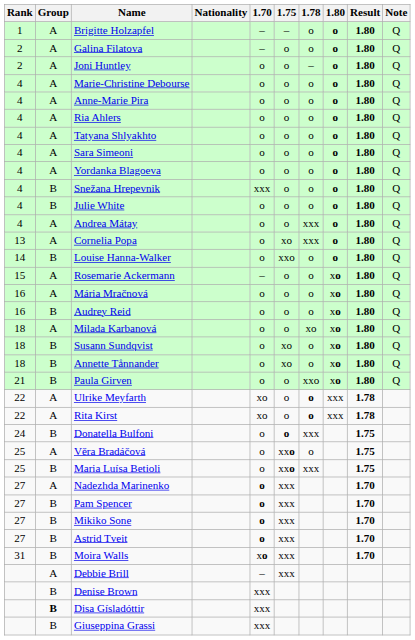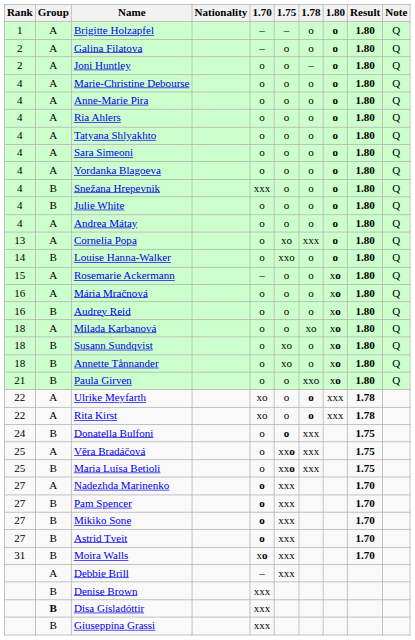(311, 223) xxx -> (311, 223) o
(311, 450) o -> (311, 450) xxx
